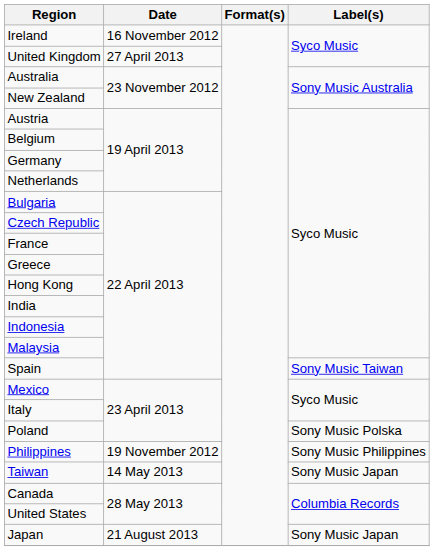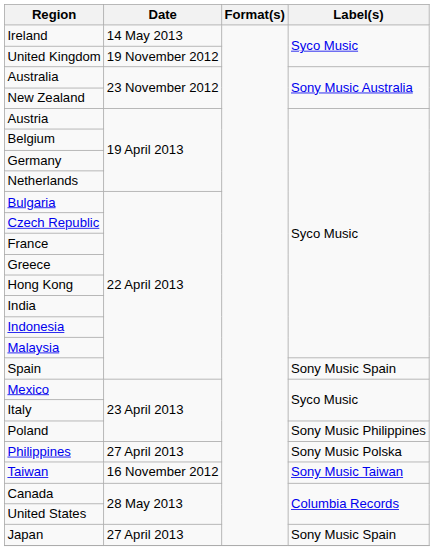(163, 35) 16 November 2012 -> (145, 35) 14 May 2013
(145, 56) 27 April 2013 -> (163, 56) 19 November 2012
(347, 368) Sony Music Taiwan -> (344, 368) Sony Music Spain
(346, 431) Sony Music Polska -> (358, 431) Sony Music Philippines
(163, 451) 19 November 2012 -> (145, 451) 27 April 2013
(358, 451) Sony Music Philippines -> (346, 451) Sony Music Polska
(145, 472) 14 May 2013 -> (163, 472) 16 November 2012
(345, 472) Sony Music Japan -> (347, 472) Sony Music Taiwan
(152, 535) 21 August 2013 -> (145, 535) 27 April 2013
(345, 535) Sony Music Japan -> (344, 535) Sony Music Spain
